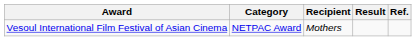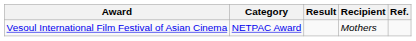columns swapped: (328, 12) <-> (370, 12)
